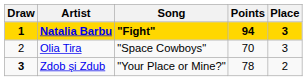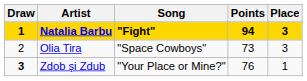(248, 48) 70 -> (248, 48) 73
(248, 66) 78 -> (248, 66) 76
(285, 66) 2 -> (285, 66) 1
